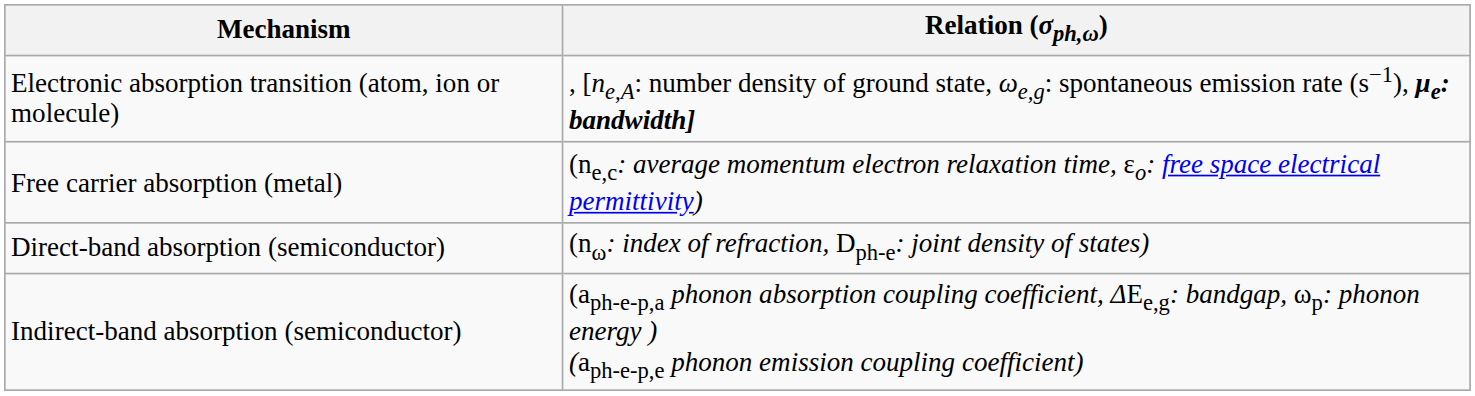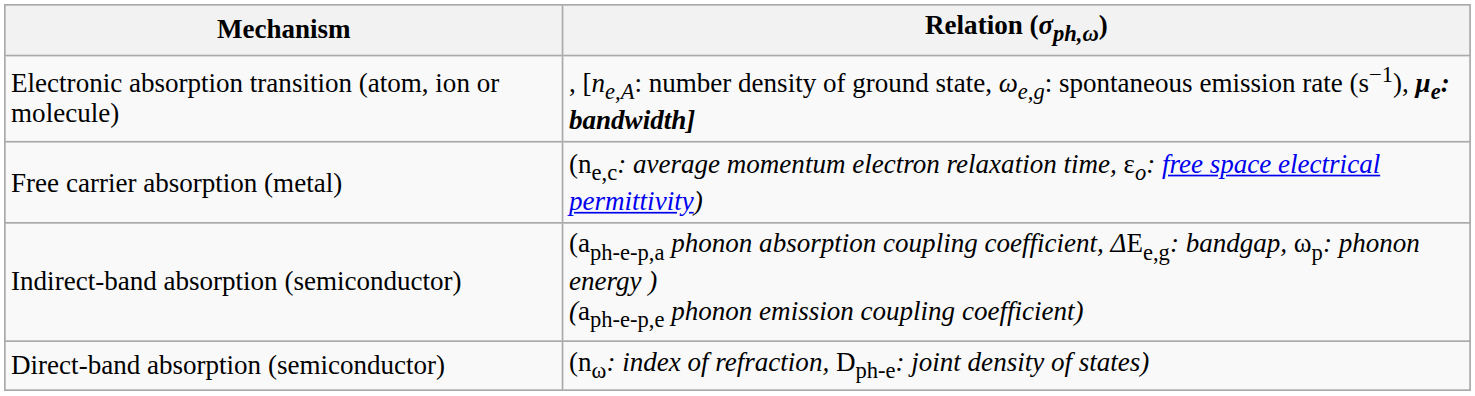rows swapped: (228, 247) <-> (236, 331)
